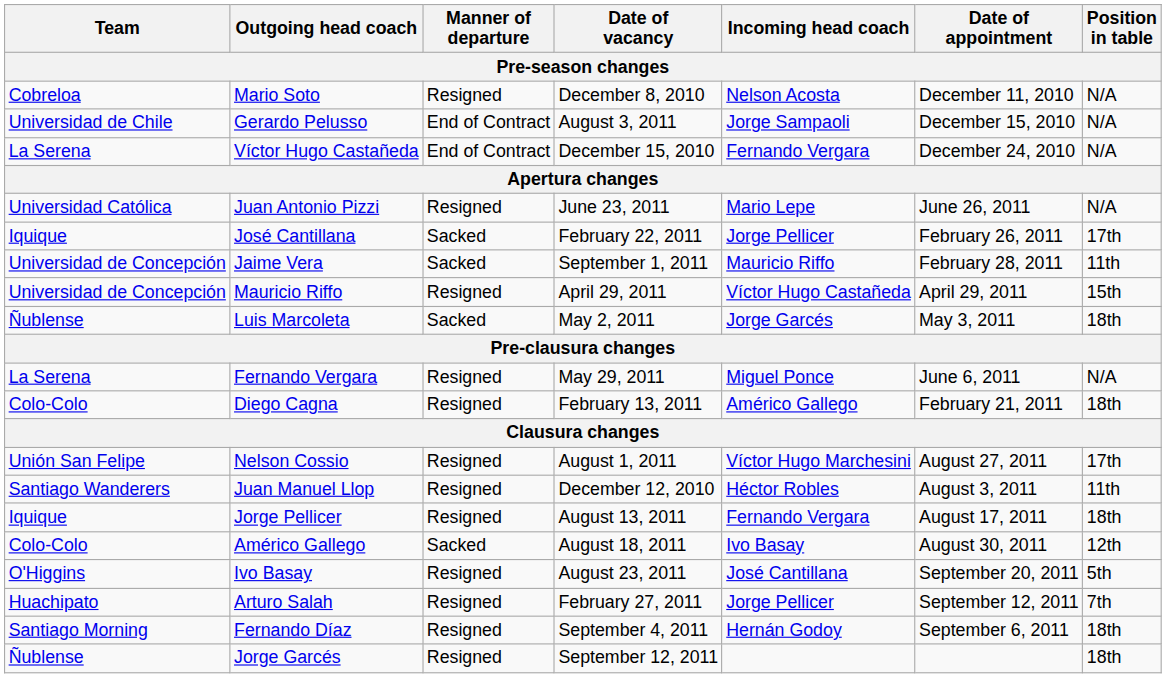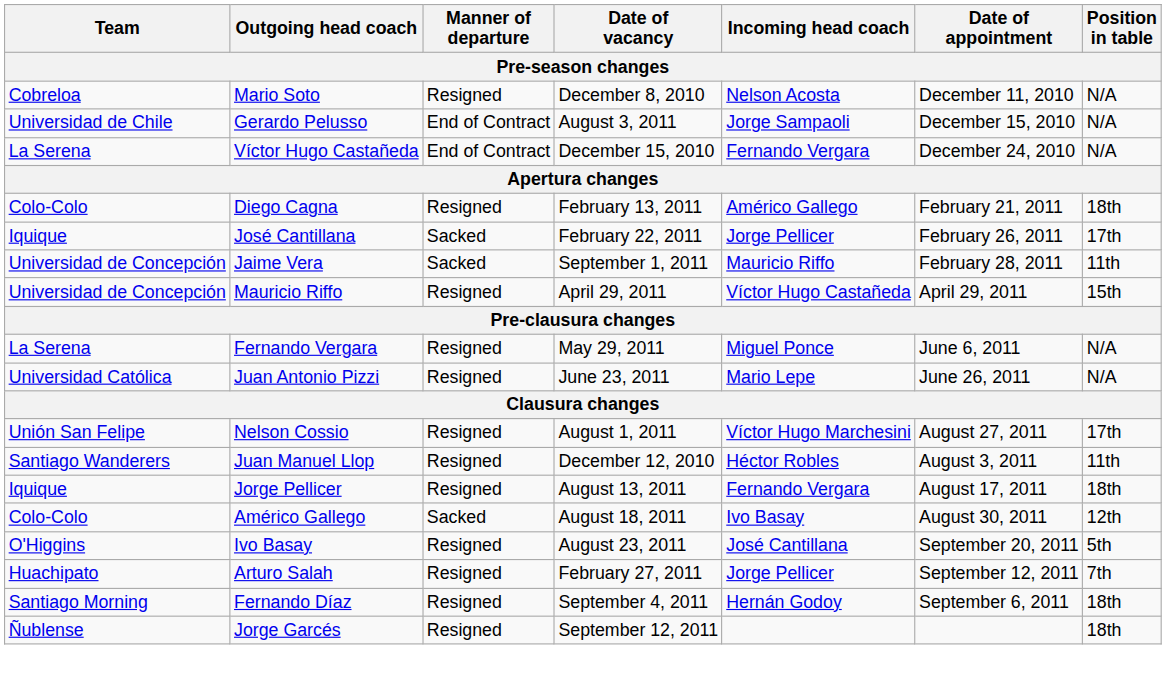rows swapped: (286, 404) <-> (307, 207)
- row: (292, 320)
